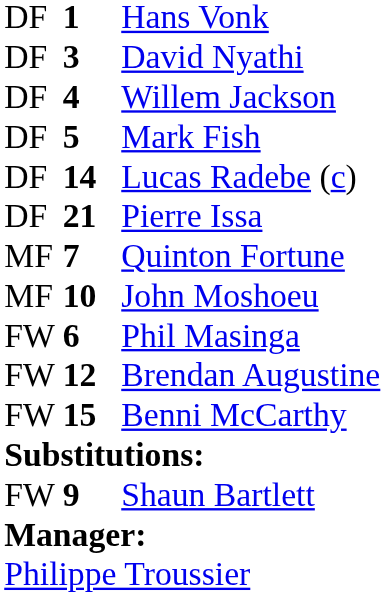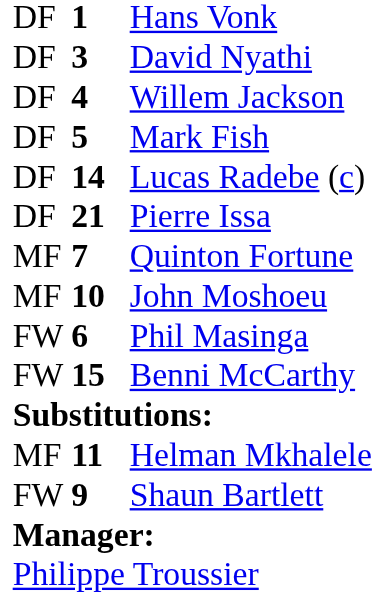- row: (251, 375)
+ row: (251, 454)
